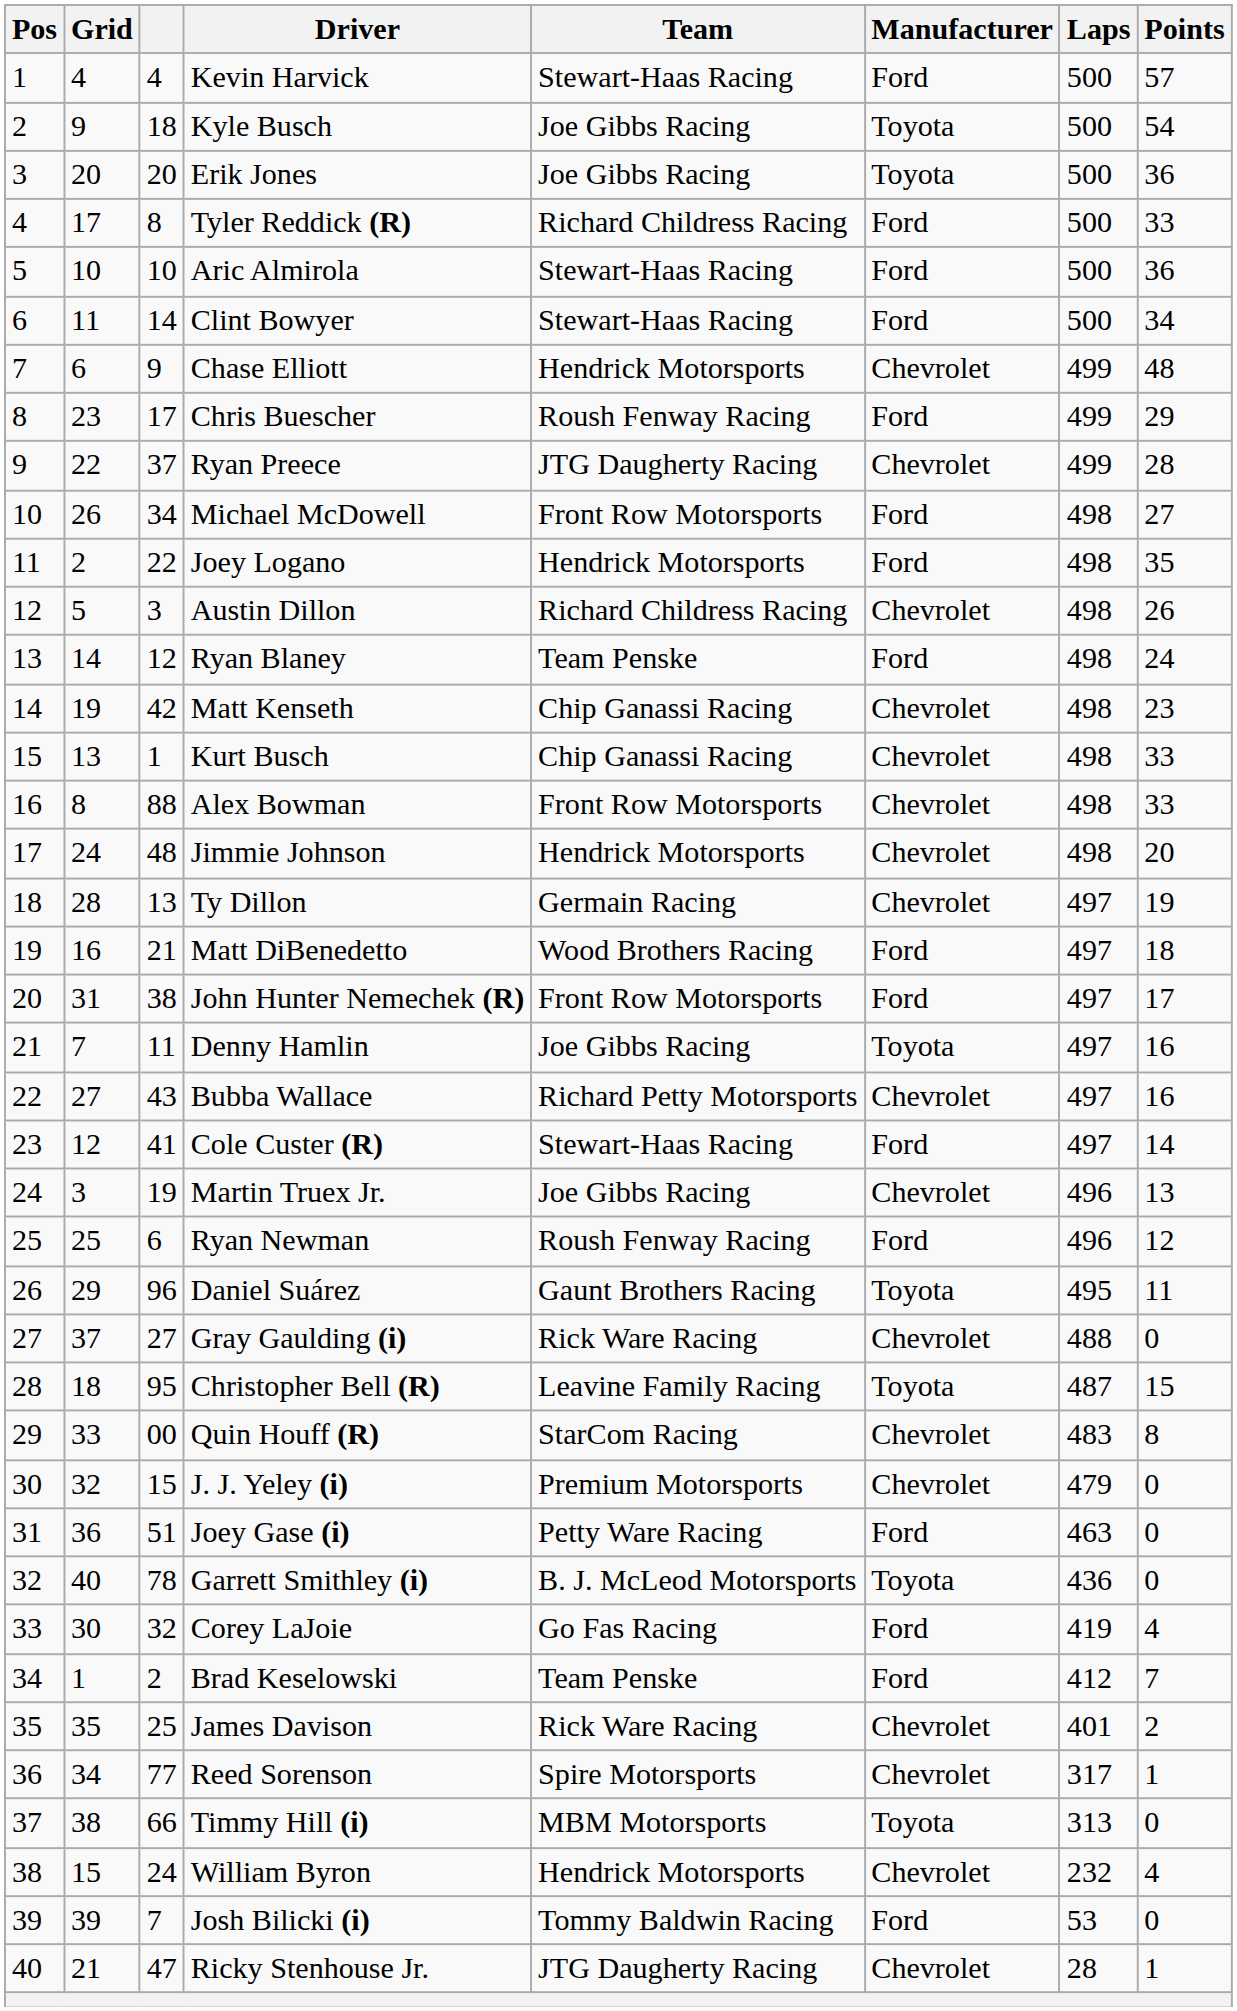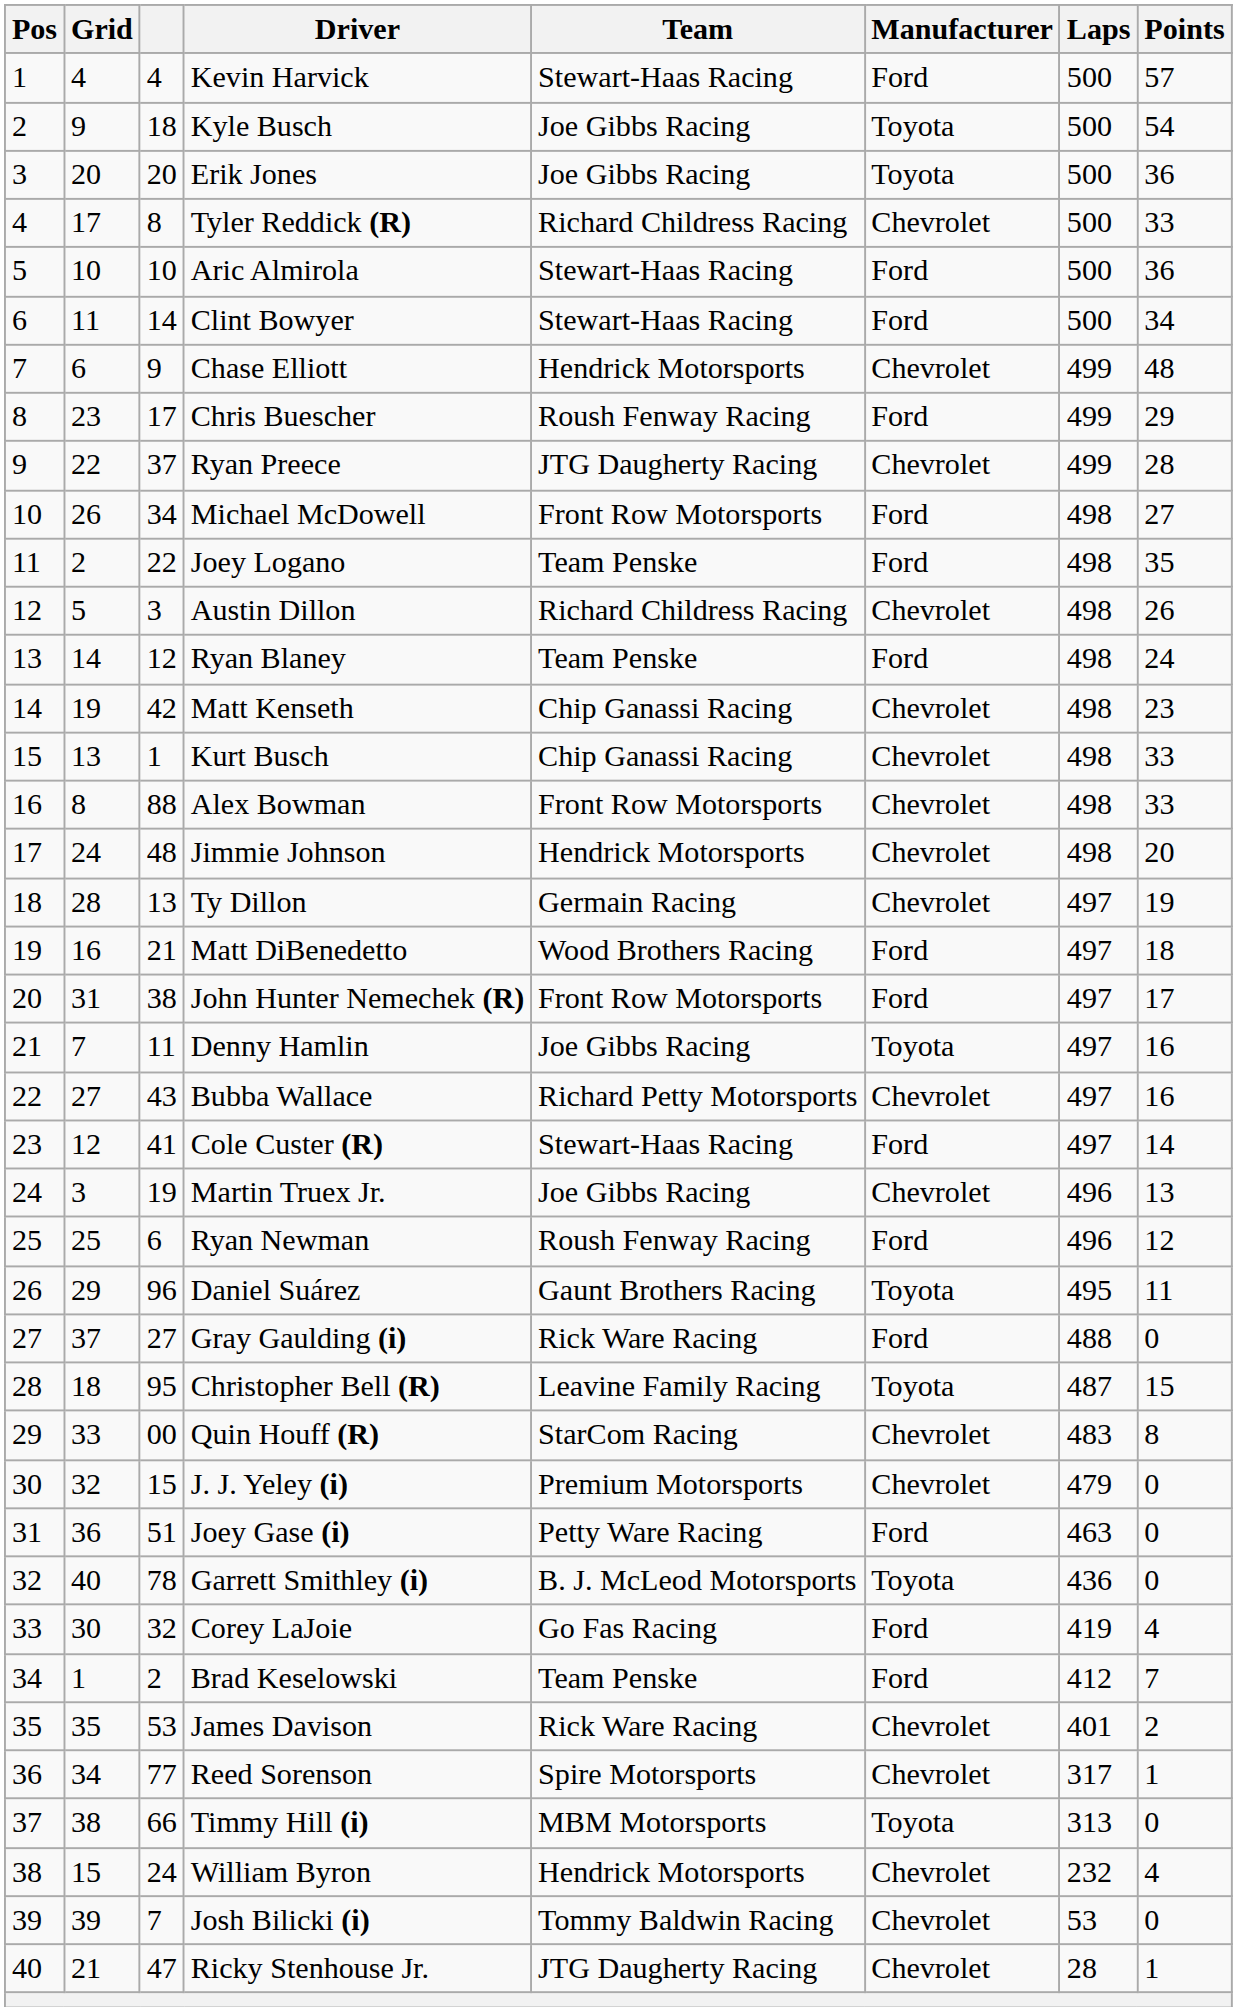(900, 222) Ford -> (931, 222) Chevrolet
(671, 561) Hendrick Motorsports -> (618, 561) Team Penske
(931, 1337) Chevrolet -> (900, 1337) Ford
(162, 1725) 25 -> (162, 1725) 53
(900, 1919) Ford -> (931, 1919) Chevrolet
